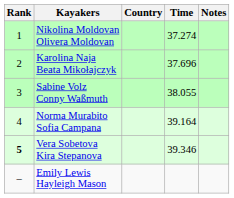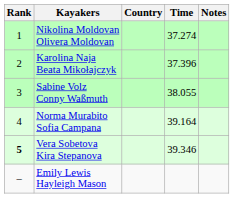(182, 64) 37.696 -> (182, 64) 37.396
